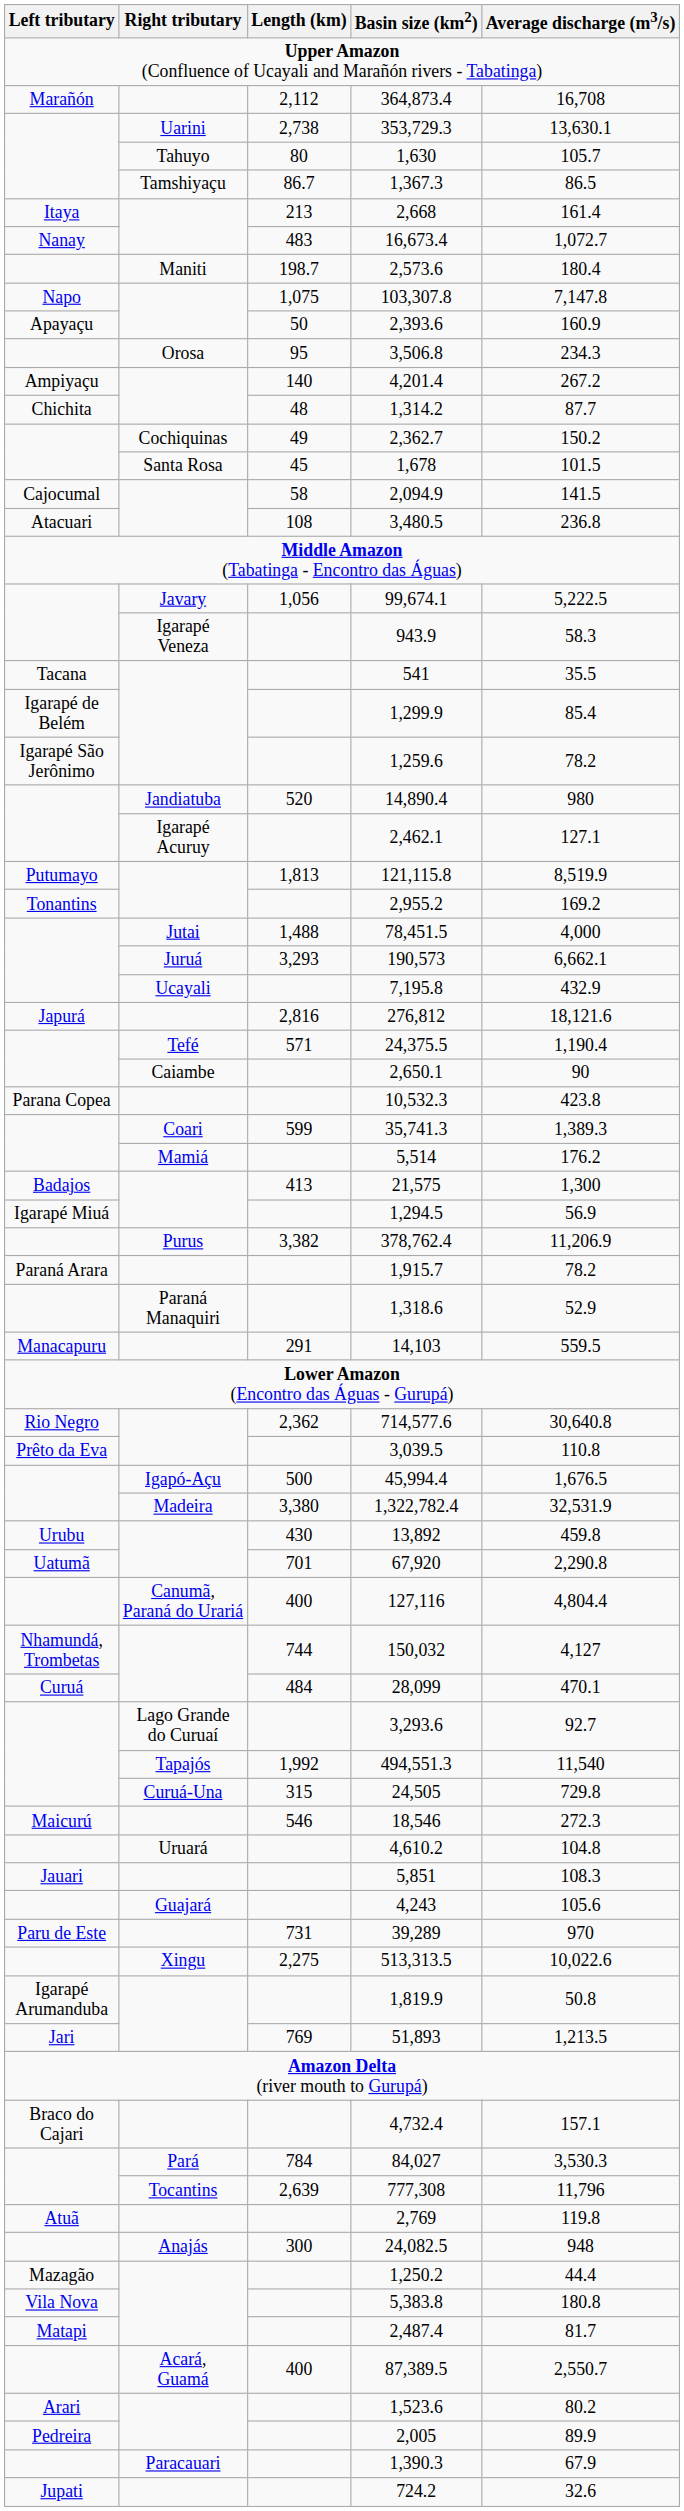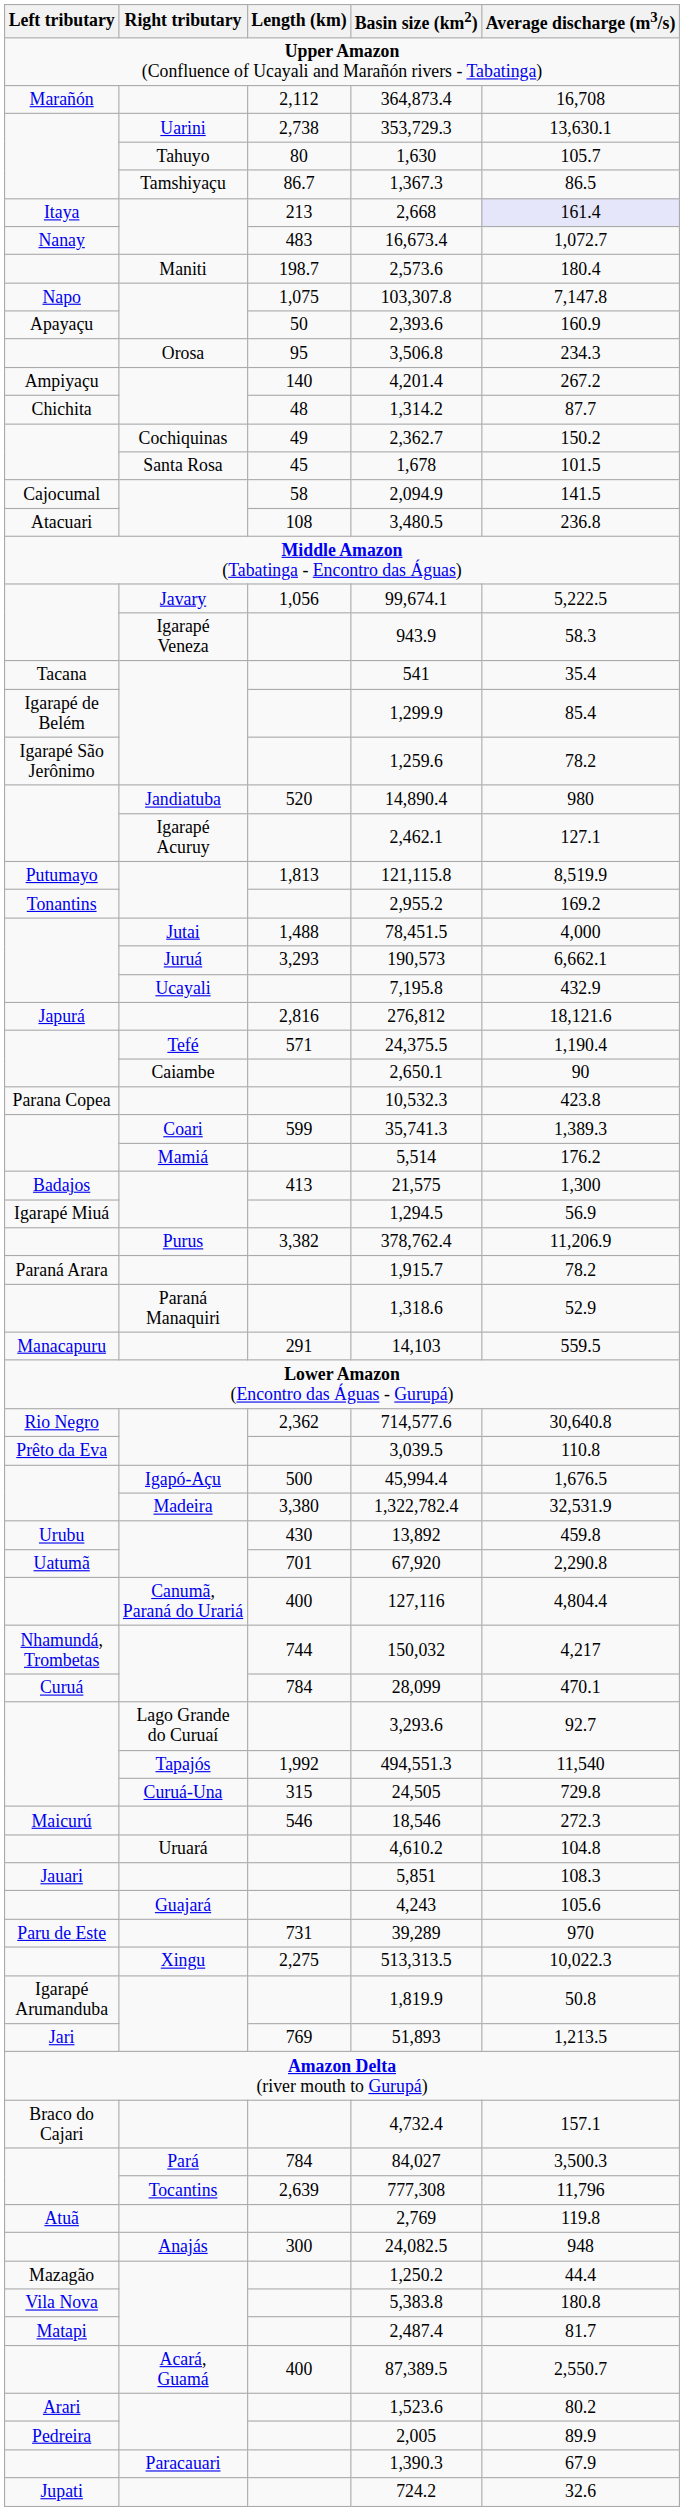(581, 212) no background -> (581, 212) lavender background
(581, 674) 35.5 -> (581, 674) 35.4
(581, 1649) 4,127 -> (581, 1649) 4,217
(299, 1687) 484 -> (299, 1687) 784
(581, 1961) 10,022.6 -> (581, 1961) 10,022.3
(581, 2162) 3,530.3 -> (581, 2162) 3,500.3
